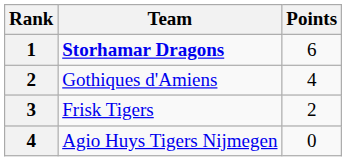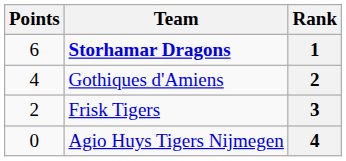columns swapped: (31, 19) <-> (312, 19)
